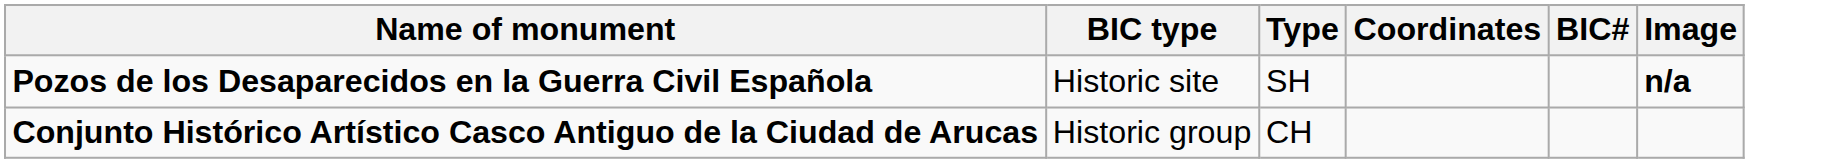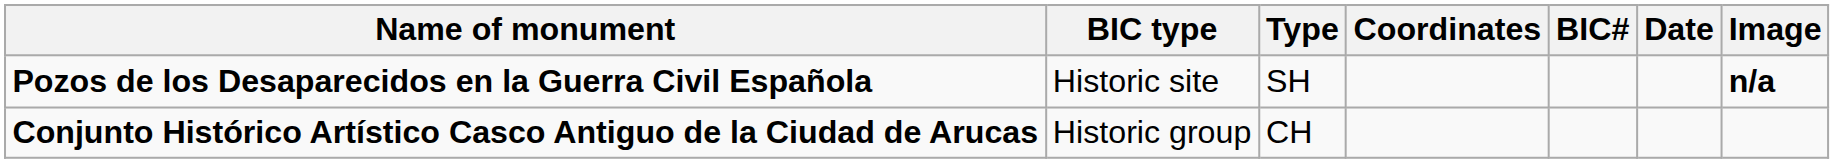+ column: (1679, 30)
